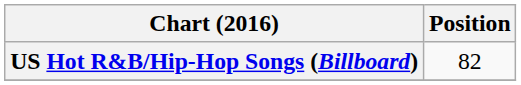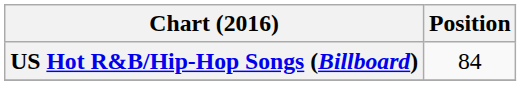(470, 60) 82 -> (470, 60) 84
